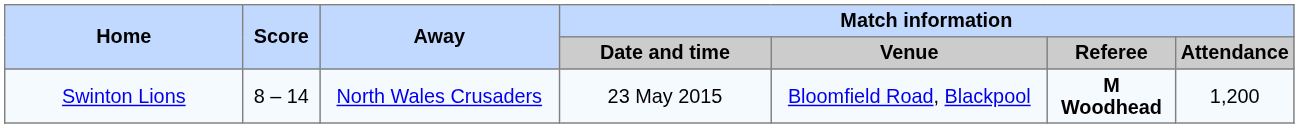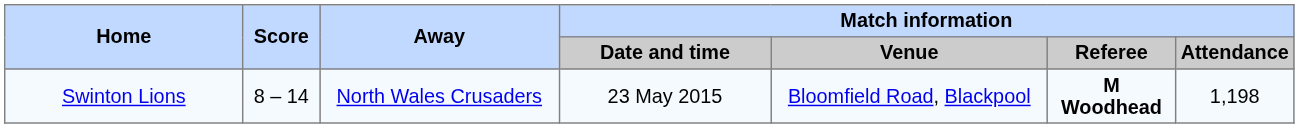(1235, 96) 1,200 -> (1235, 96) 1,198
